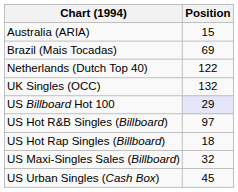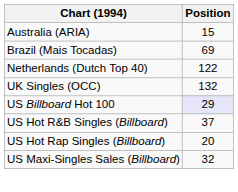(208, 123) 97 -> (208, 123) 37
(208, 141) 18 -> (208, 141) 20
- row: (83, 178)
